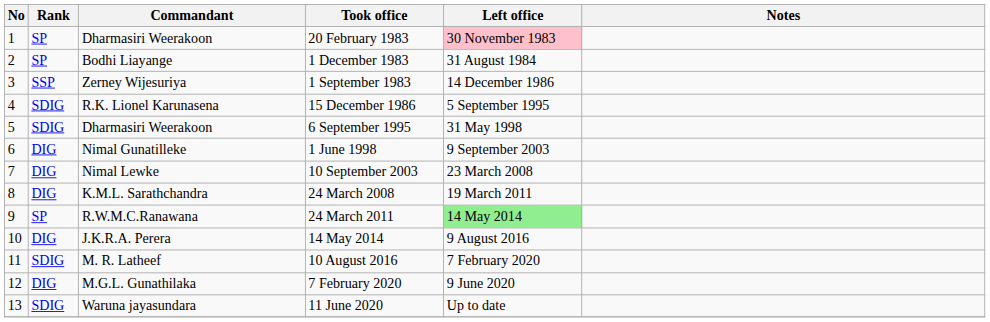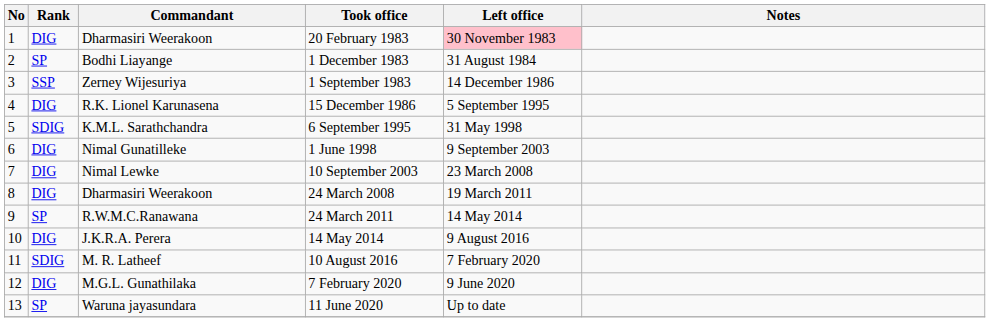(39, 37) SP -> (44, 37) DIG
(48, 104) SDIG -> (44, 104) DIG
(147, 127) Dharmasiri Weerakoon -> (145, 127) K.M.L. Sarathchandra
(145, 194) K.M.L. Sarathchandra -> (147, 194) Dharmasiri Weerakoon
(484, 216) lightgreen background -> (484, 216) no background
(48, 305) SDIG -> (39, 305) SP
